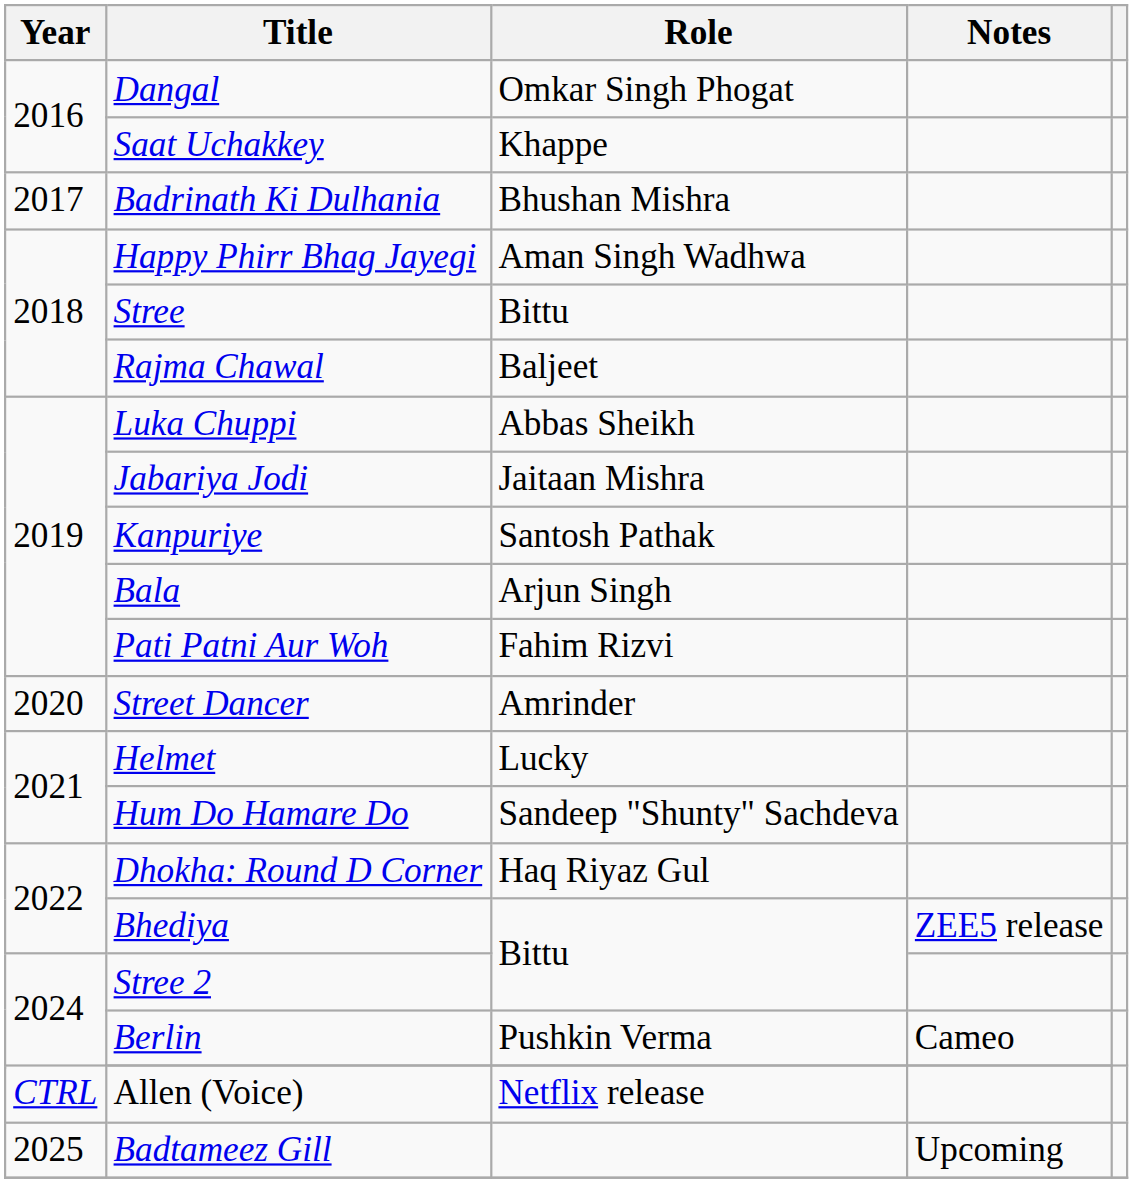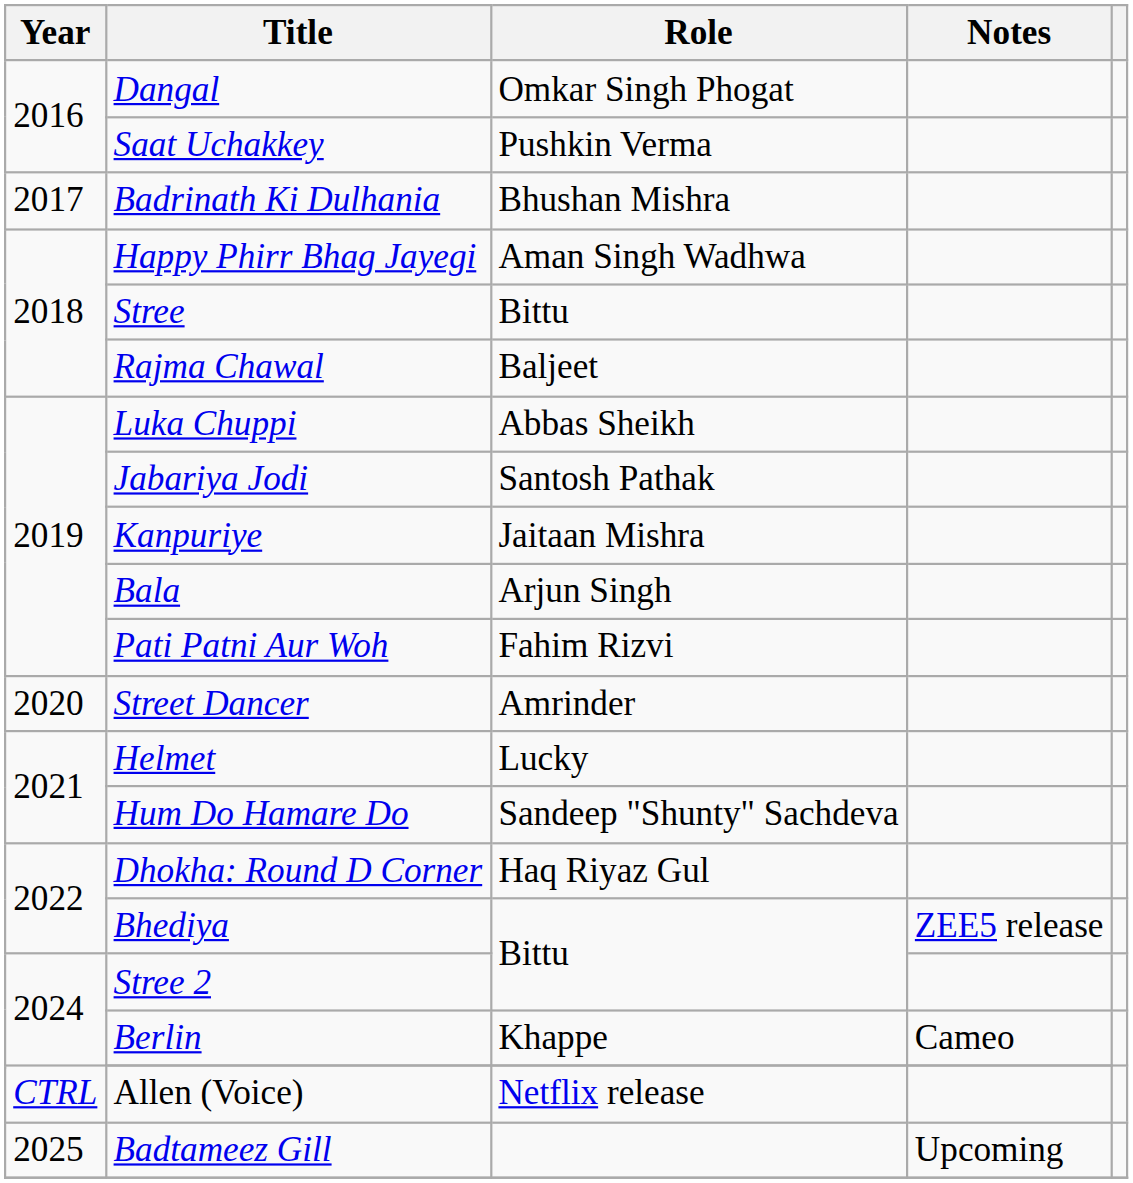(553, 144) Khappe -> (605, 144) Pushkin Verma
(602, 479) Jaitaan Mishra -> (606, 479) Santosh Pathak
(606, 534) Santosh Pathak -> (602, 534) Jaitaan Mishra
(605, 1037) Pushkin Verma -> (553, 1037) Khappe
